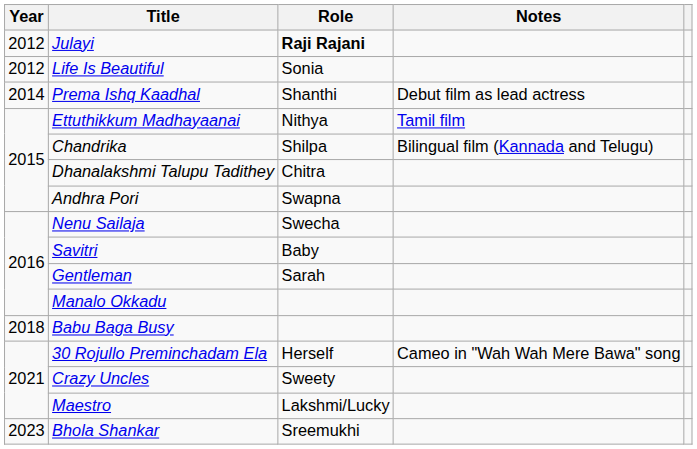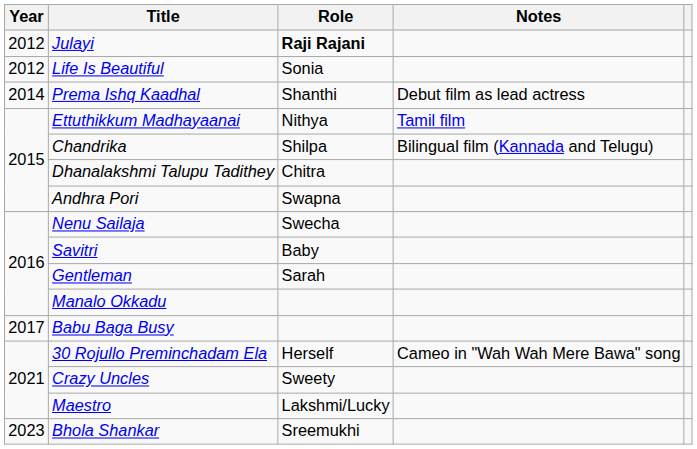(26, 328) 2018 -> (26, 328) 2017
